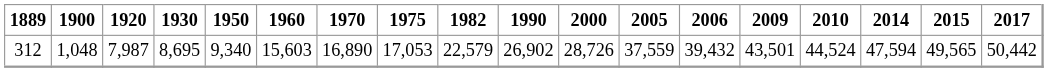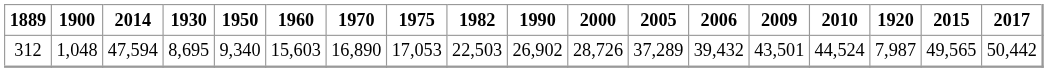columns swapped: (128, 19) <-> (891, 19)
(468, 50) 22,579 -> (477, 50) 22,503
(649, 50) 37,559 -> (658, 50) 37,289
